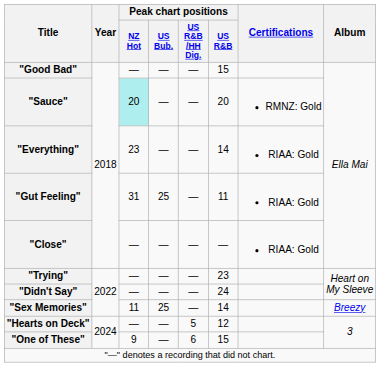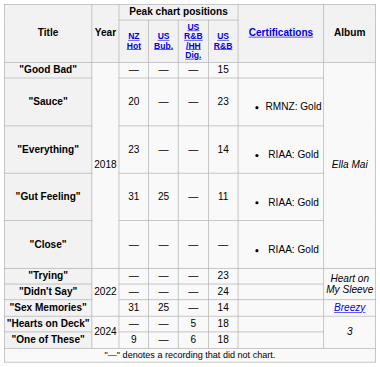(134, 102) paleturquoise background -> (134, 102) no background
(223, 102) 20 -> (223, 102) 23
(134, 308) 11 -> (134, 308) 31
(223, 324) 12 -> (223, 324) 18
(223, 340) 15 -> (223, 340) 18
